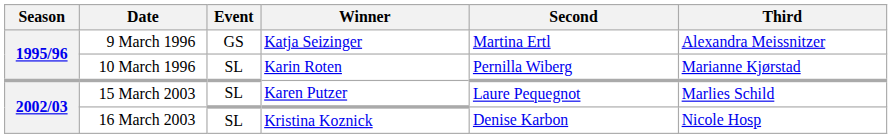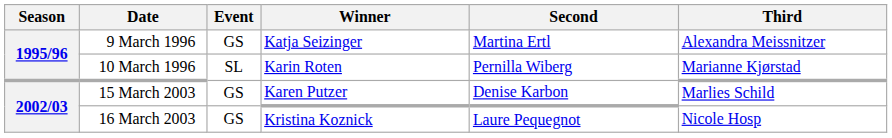(234, 93) SL -> (234, 93) GS
(527, 94) Laure Pequegnot -> (521, 92) Denise Karbon
(234, 120) SL -> (234, 118) GS
(521, 120) Denise Karbon -> (527, 119) Laure Pequegnot
